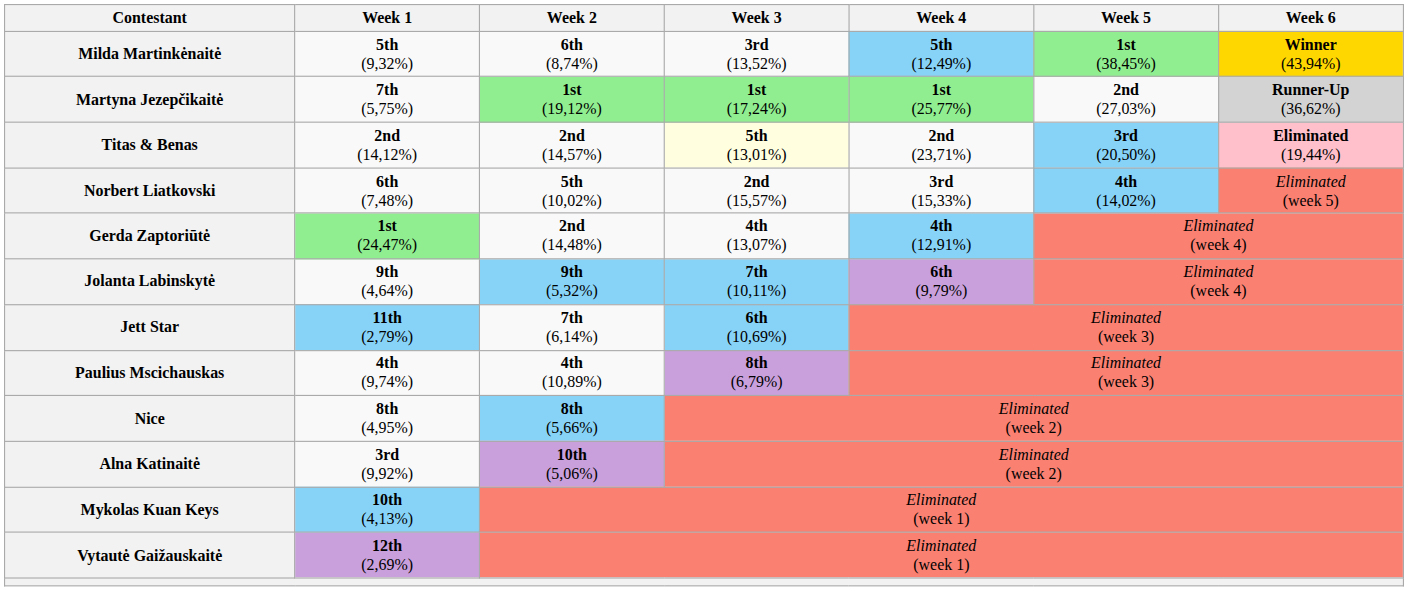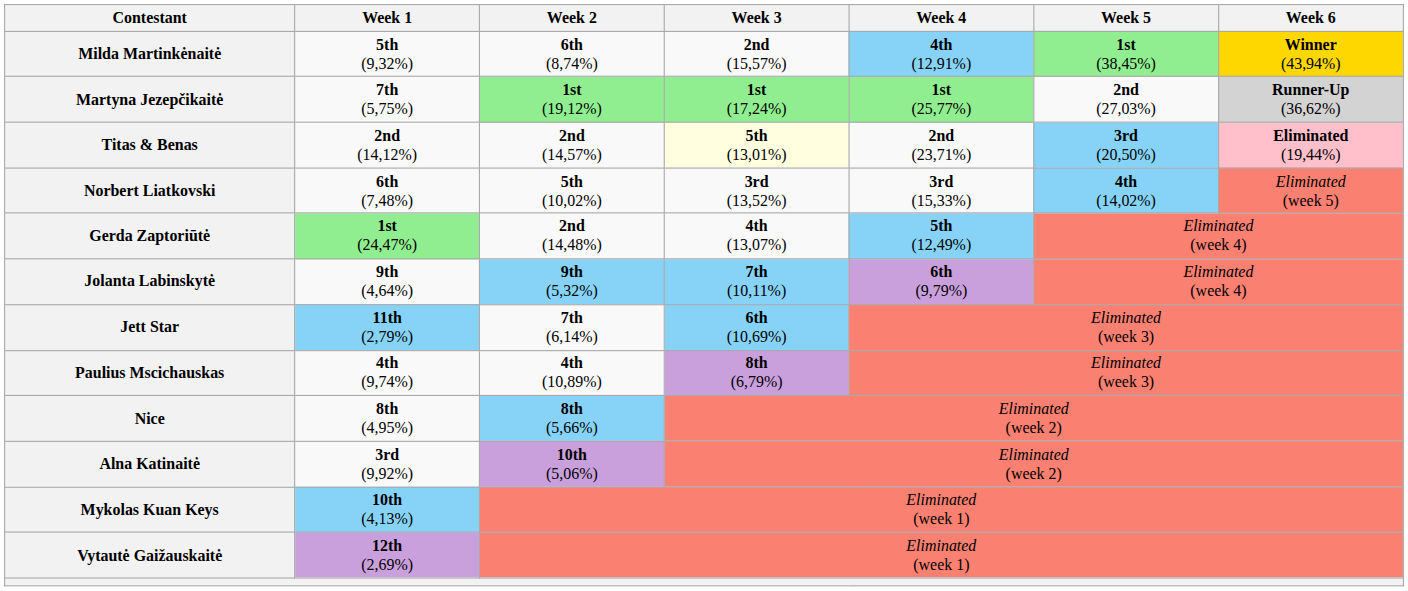(757, 54) 3rd (13,52%) -> (757, 54) 2nd (15,57%)
(941, 54) 5th (12,49%) -> (941, 54) 4th (12,91%)
(757, 190) 2nd (15,57%) -> (757, 190) 3rd (13,52%)
(941, 236) 4th (12,91%) -> (941, 236) 5th (12,49%)
